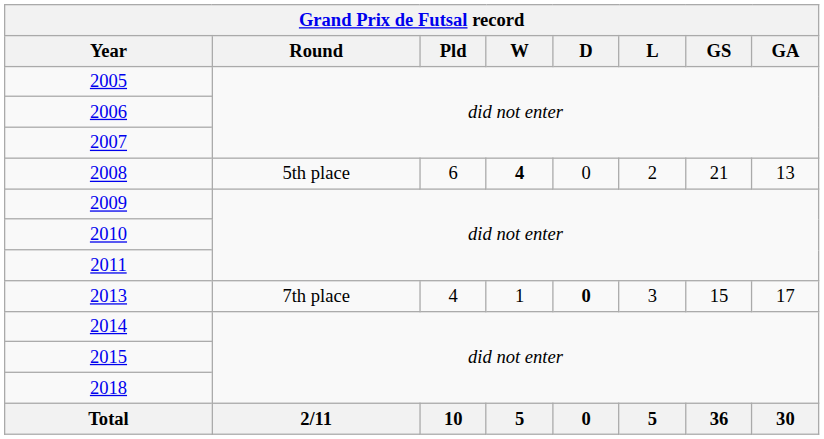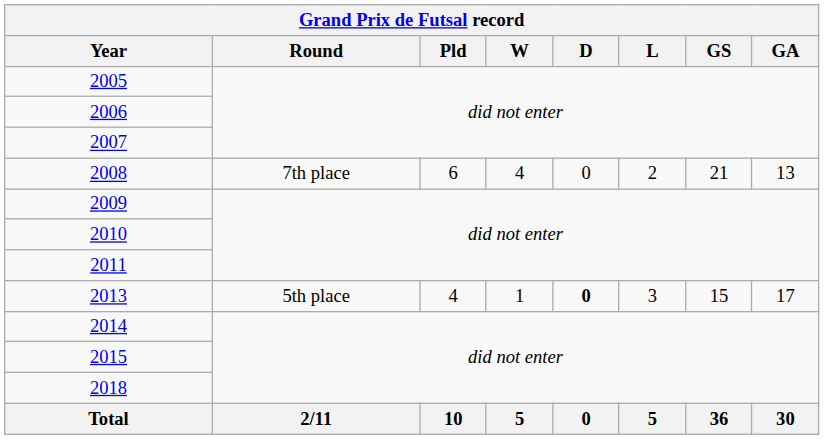(316, 173) 5th place -> (316, 173) 7th place
(520, 173) bold -> (520, 173) normal
(316, 295) 7th place -> (316, 295) 5th place
